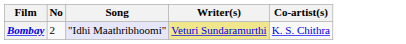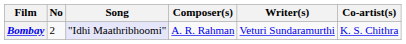+ column: (203, 13)
(219, 30) khaki background -> (287, 30) no background
